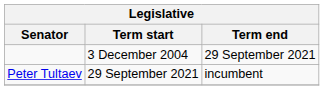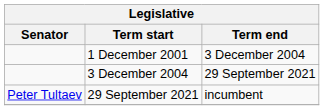+ row: (138, 54)
